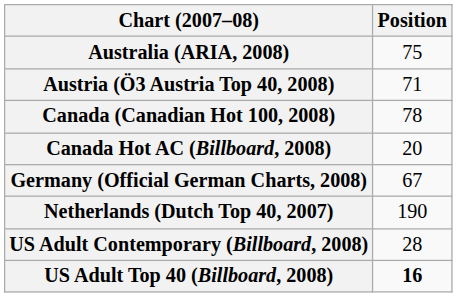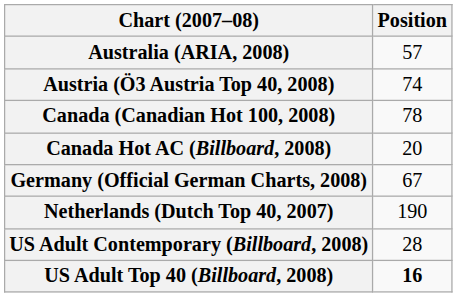(412, 52) 75 -> (412, 52) 57
(412, 84) 71 -> (412, 84) 74
